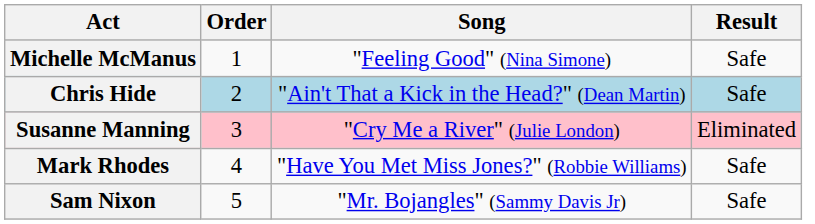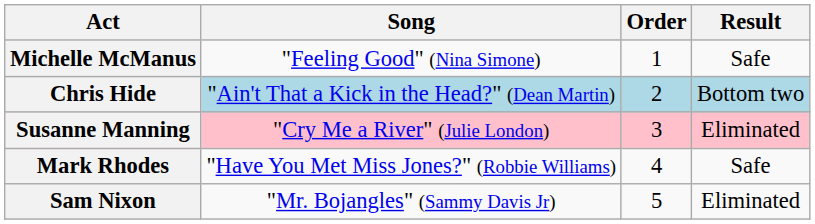columns swapped: (236, 22) <-> (482, 22)
(746, 93) Safe -> (751, 93) Bottom two
(746, 201) Safe -> (751, 201) Eliminated
